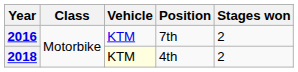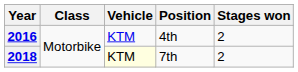(168, 36) 7th -> (168, 36) 4th
(168, 57) 4th -> (168, 57) 7th
